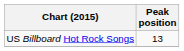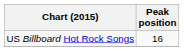(158, 38) 13 -> (158, 38) 16
